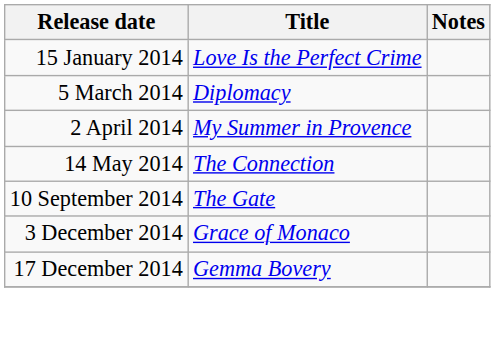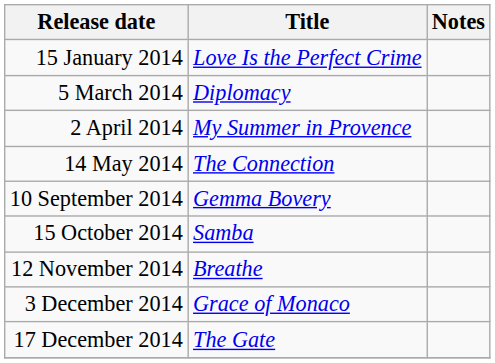(234, 198) The Gate -> (262, 198) Gemma Bovery
+ row: (108, 233)
+ row: (97, 269)
(262, 269) Gemma Bovery -> (234, 339) The Gate
